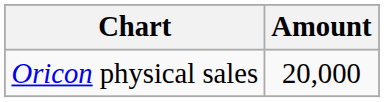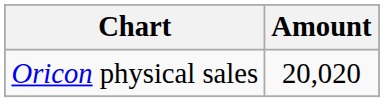(321, 72) 20,000 -> (321, 72) 20,020
